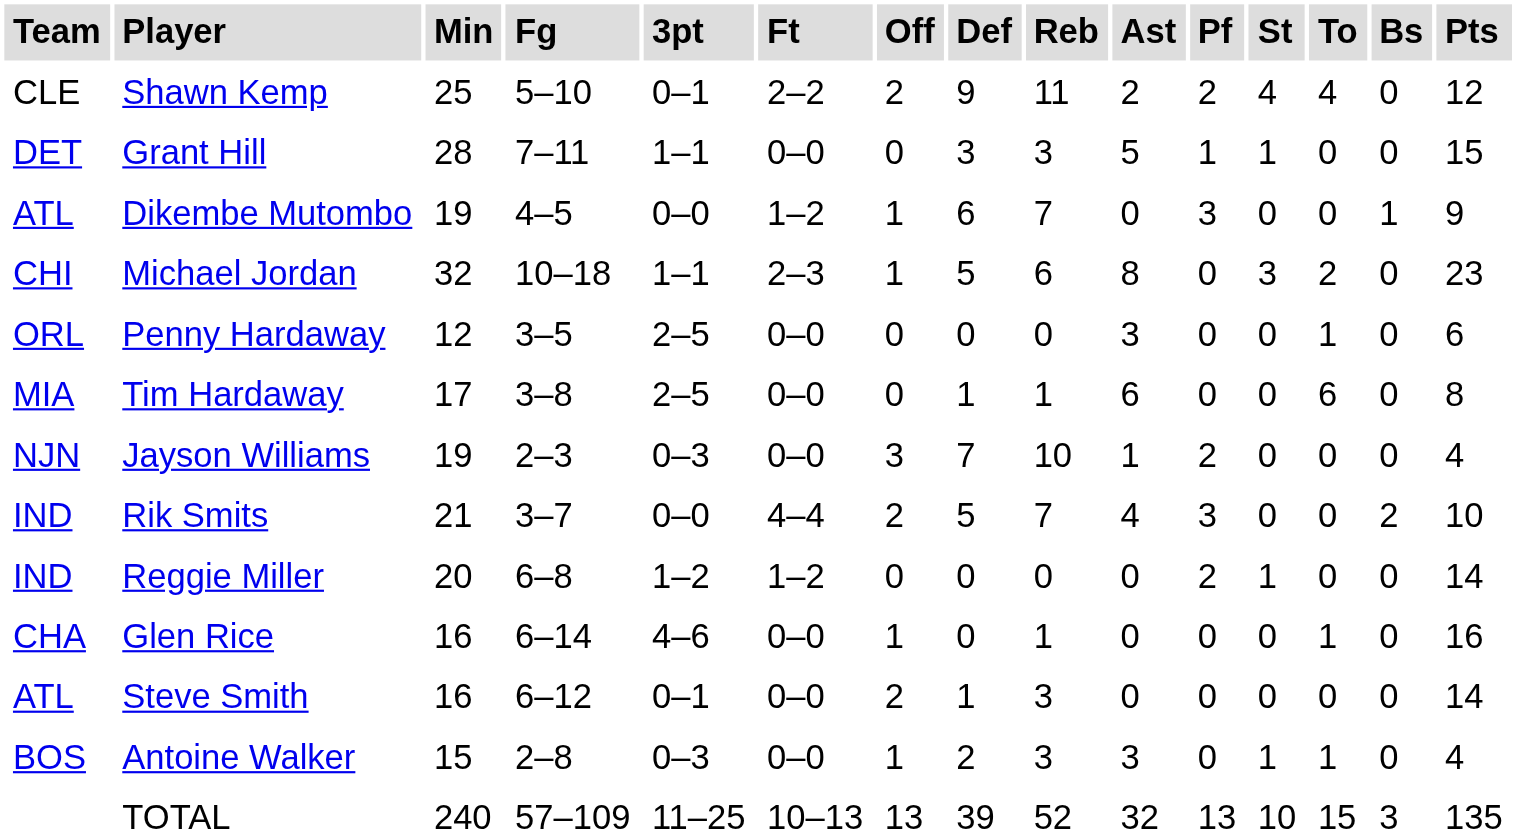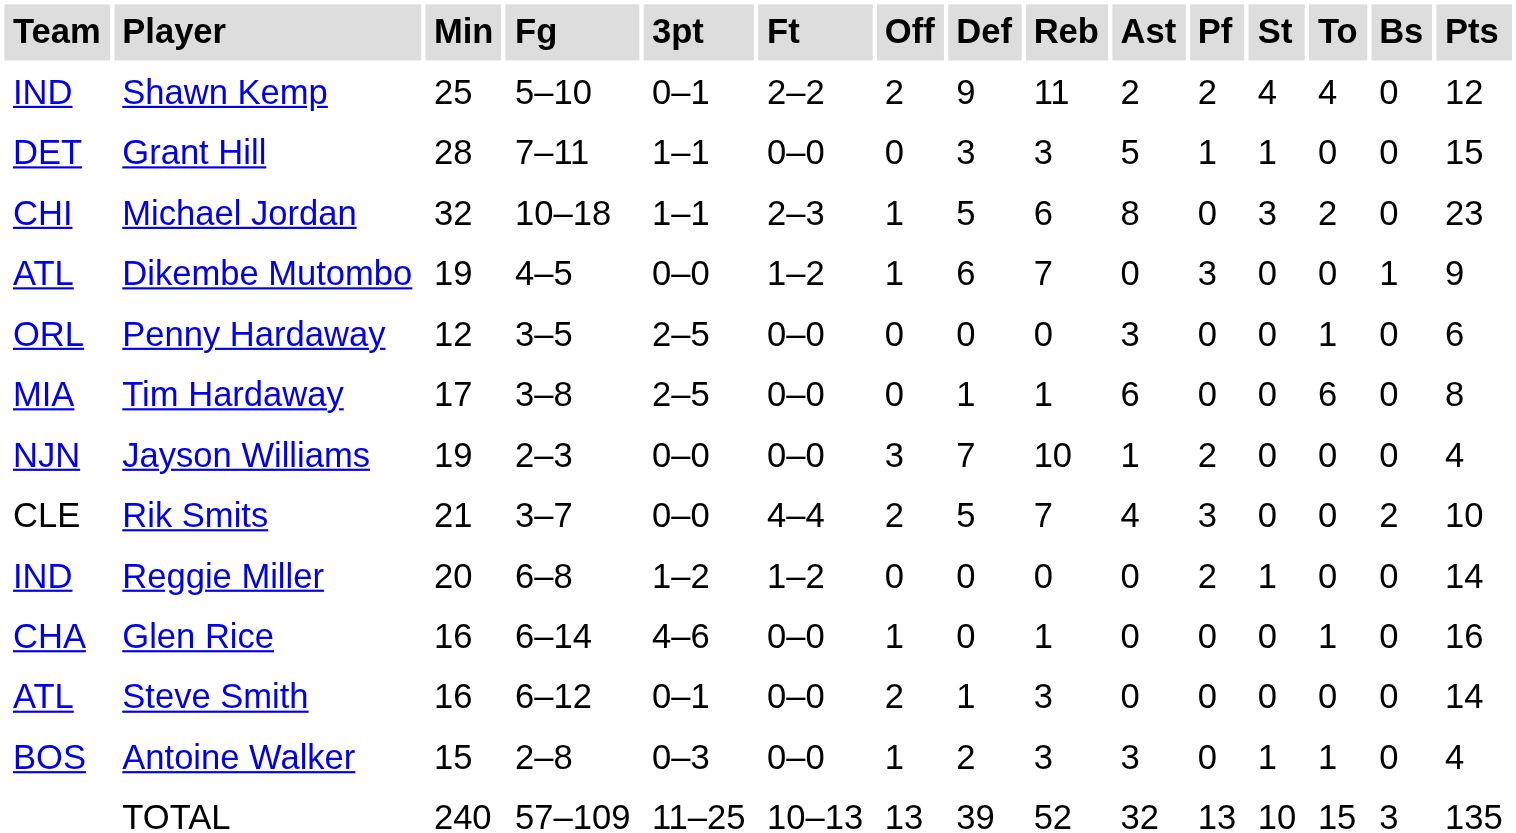(47, 92) CLE -> (43, 92) IND
rows swapped: (267, 213) <-> (239, 273)
(681, 455) 0–3 -> (681, 455) 0–0
(43, 515) IND -> (47, 515) CLE
